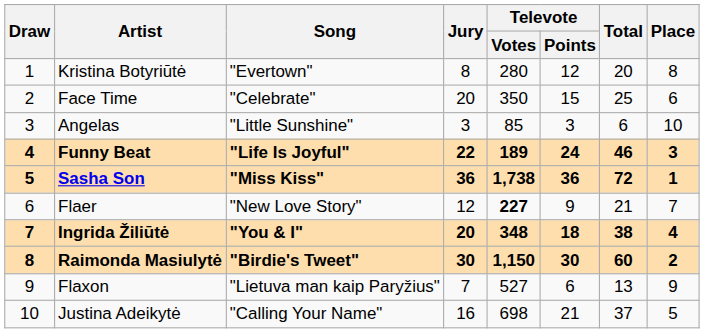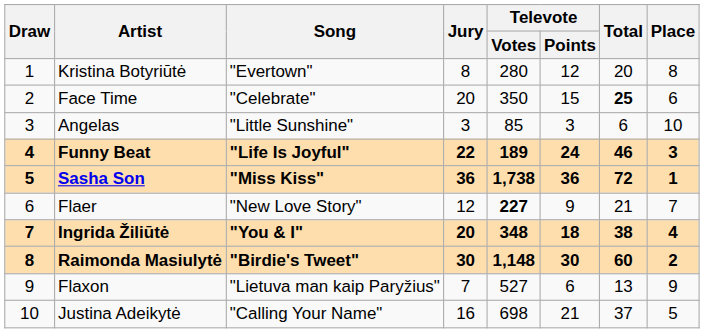(623, 98) normal -> (623, 98) bold
(514, 260) 1,150 -> (514, 260) 1,148
